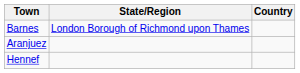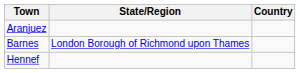rows swapped: (27, 44) <-> (23, 28)
